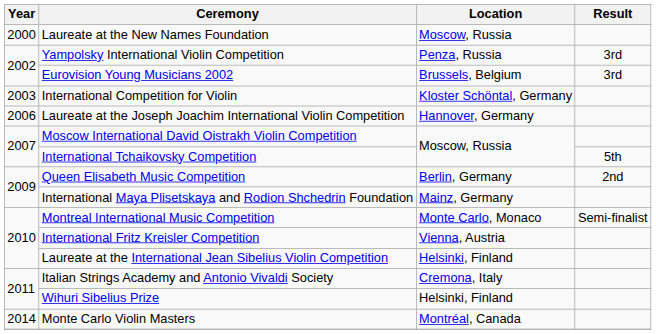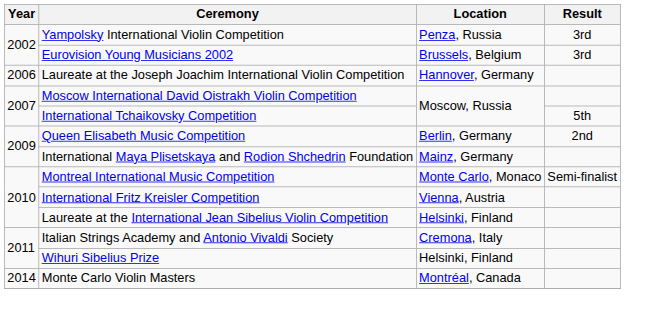- row: (155, 34)
- row: (139, 95)
